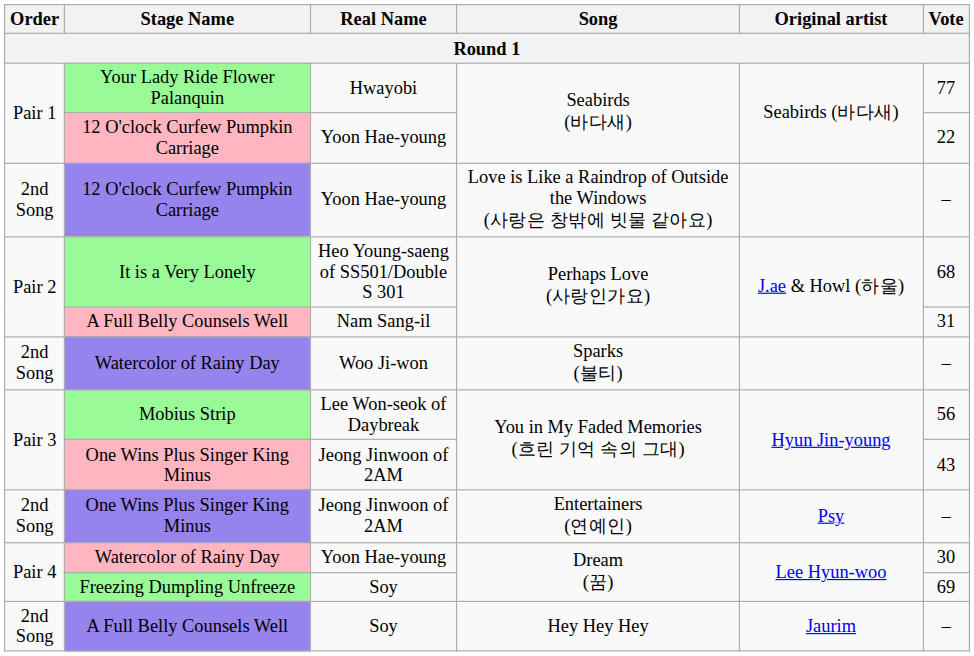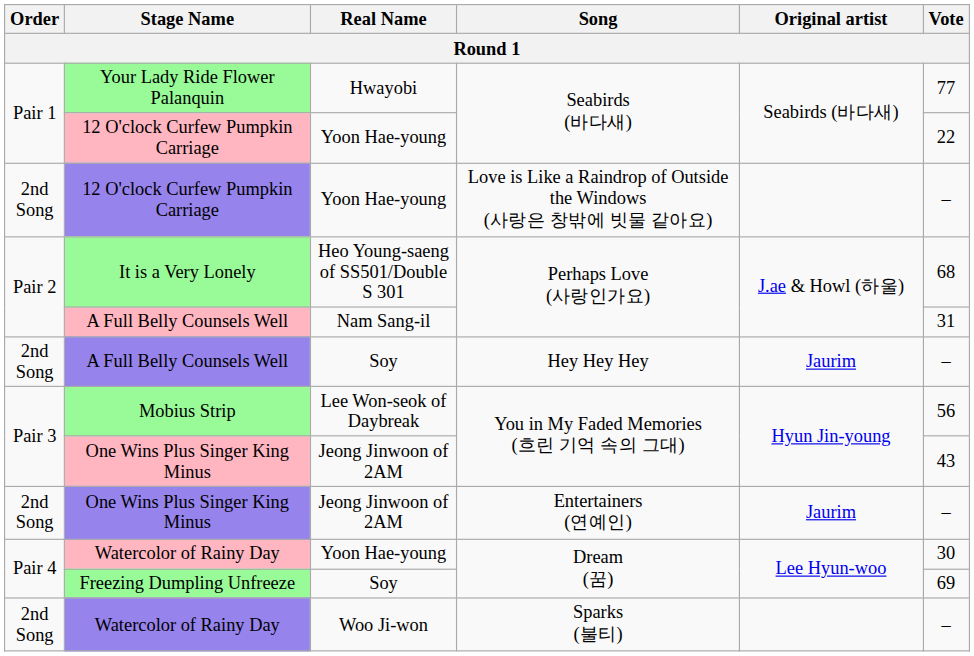rows swapped: (187, 626) <-> (187, 363)
(831, 516) Psy -> (831, 512) Jaurim
